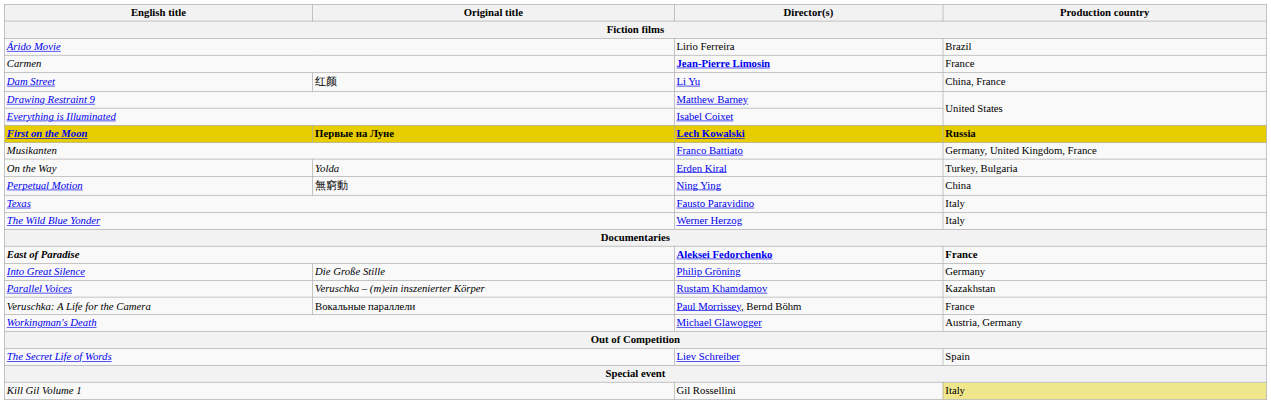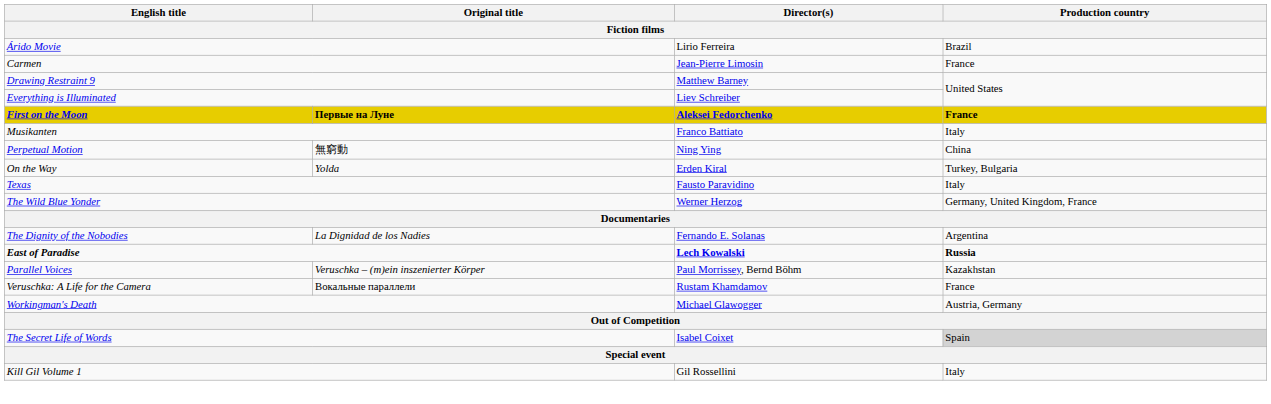(723, 64) bold -> (720, 64) normal
- row: (31, 82)
(705, 117) Isabel Coixet -> (708, 98) Liev Schreiber
(711, 134) Lech Kowalski -> (724, 115) Aleksei Fedorchenko
(961, 134) Russia -> (961, 115) France
(1021, 151) Germany, United Kingdom, France -> (955, 132) Italy
rows swapped: (32, 168) <-> (45, 186)
(955, 221) Italy -> (1021, 202) Germany, United Kingdom, France
+ row: (67, 236)
(724, 255) Aleksei Fedorchenko -> (711, 253) Lech Kowalski
(961, 255) France -> (961, 253) Russia
- row: (46, 272)
(722, 289) Rustam Khamdamov -> (739, 270) Paul Morrissey, Bernd Böhm
(739, 306) Paul Morrissey, Bernd Böhm -> (722, 287) Rustam Khamdamov
(708, 357) Liev Schreiber -> (705, 338) Isabel Coixet
(958, 357) no background -> (958, 338) lightgrey background
(955, 391) khaki background -> (955, 372) no background
